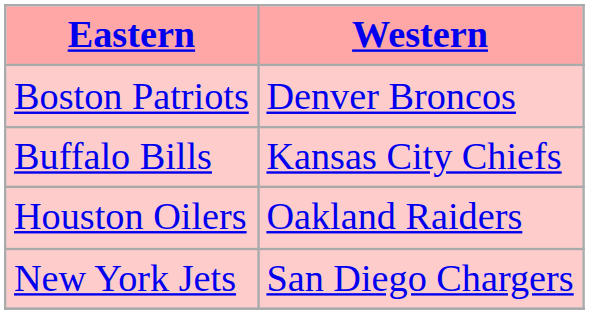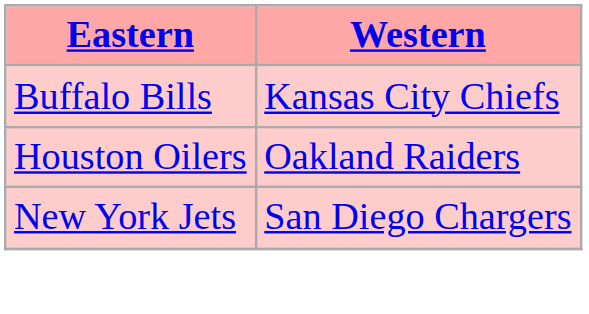- row: (131, 95)
